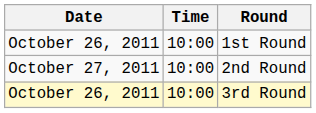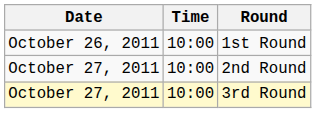(84, 94) October 26, 2011 -> (84, 94) October 27, 2011
